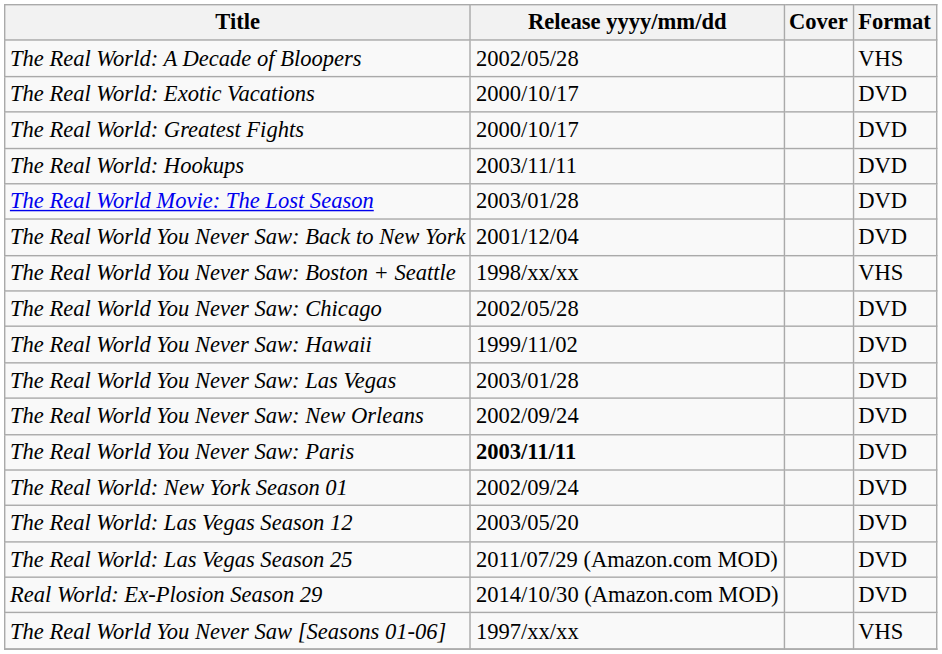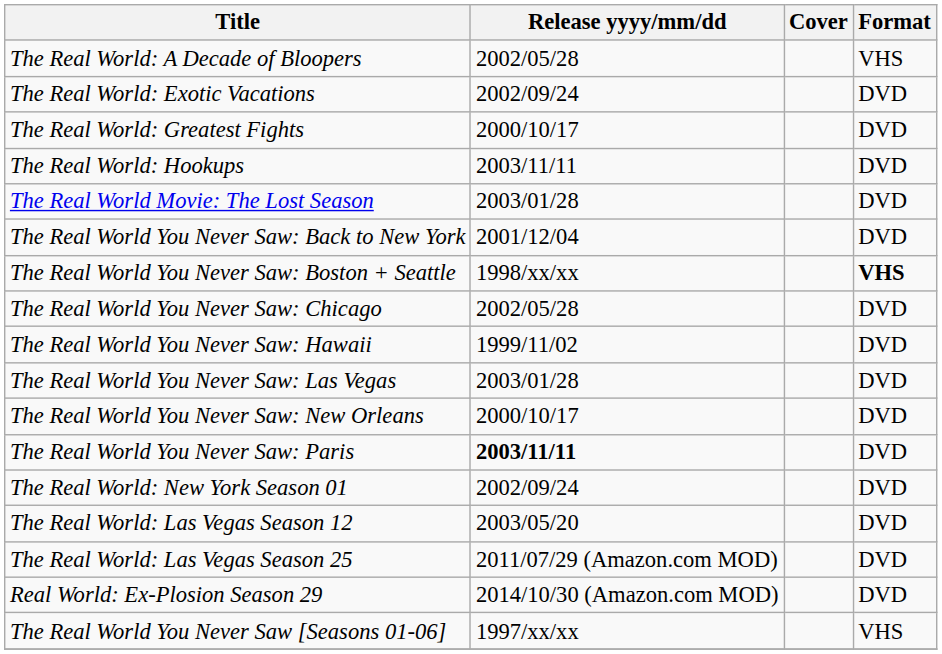(527, 93) 2000/10/17 -> (527, 93) 2002/09/24
(881, 272) normal -> (881, 272) bold
(527, 415) 2002/09/24 -> (527, 415) 2000/10/17
